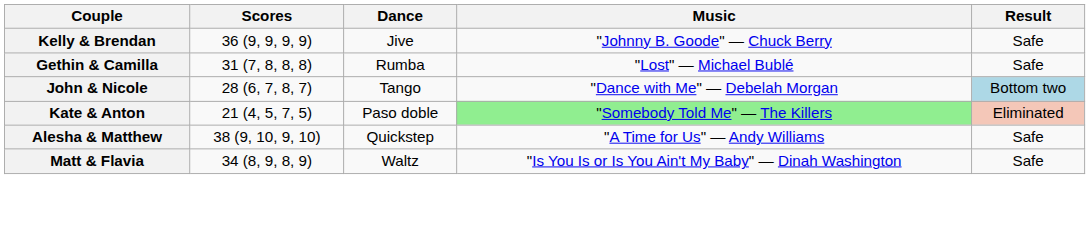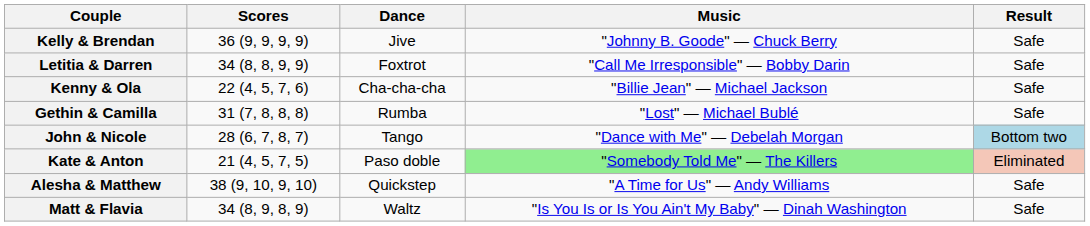+ row: (96, 64)
+ row: (96, 88)
